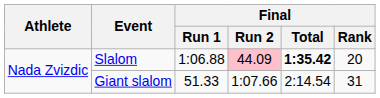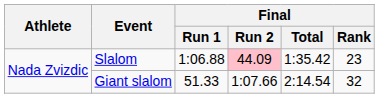(308, 59) bold -> (307, 59) normal
(355, 59) 20 -> (354, 59) 23
(355, 81) 31 -> (354, 81) 32
